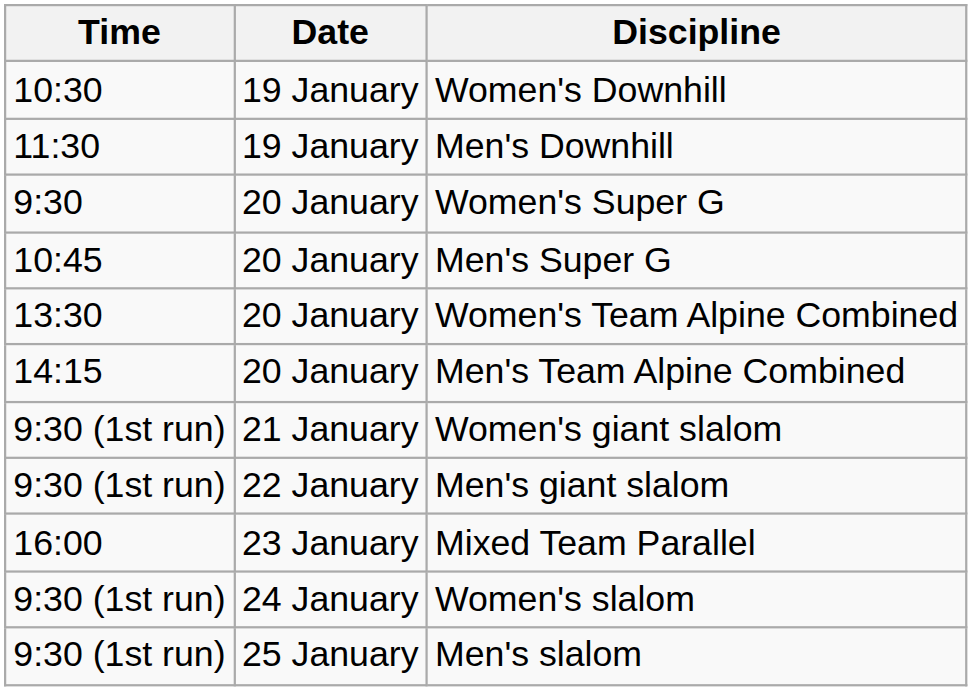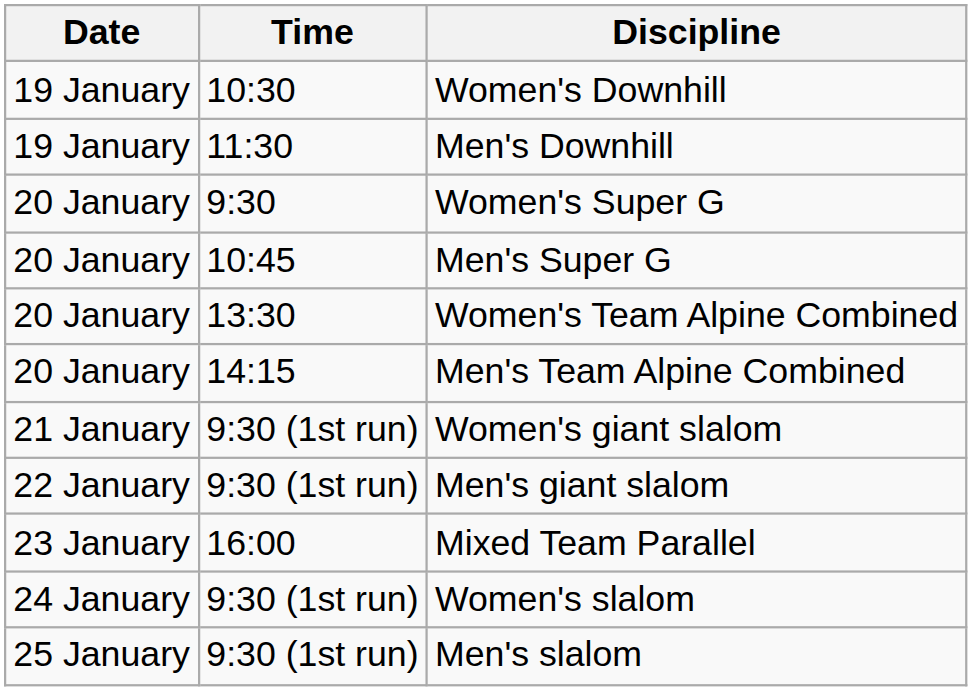columns swapped: (330, 32) <-> (119, 32)
